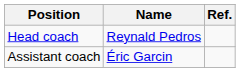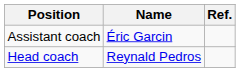rows swapped: (43, 36) <-> (54, 57)
